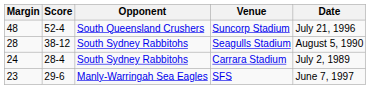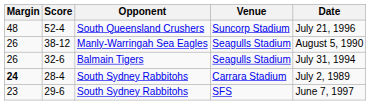(12, 44) 28 -> (12, 44) 26
(132, 44) South Sydney Rabbitohs -> (142, 44) Manly-Warringah Sea Eagles
+ row: (54, 60)
(12, 60) normal -> (12, 76) bold
(142, 76) Manly-Warringah Sea Eagles -> (132, 92) South Sydney Rabbitohs
